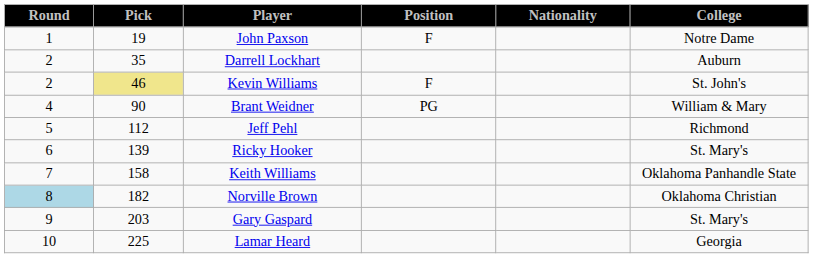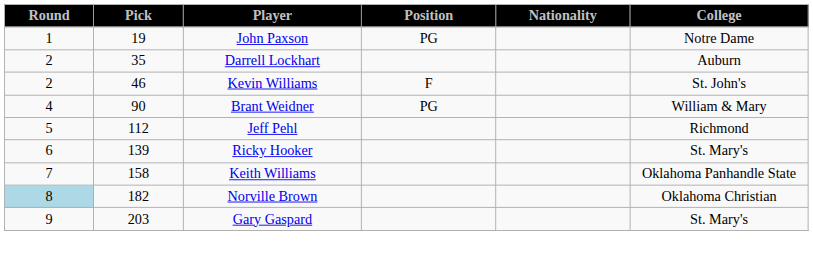(429, 38) F -> (429, 38) PG
(138, 83) khaki background -> (138, 83) no background
- row: (272, 241)
